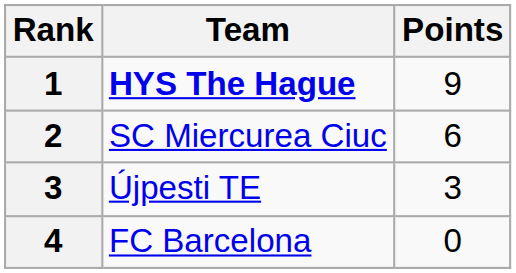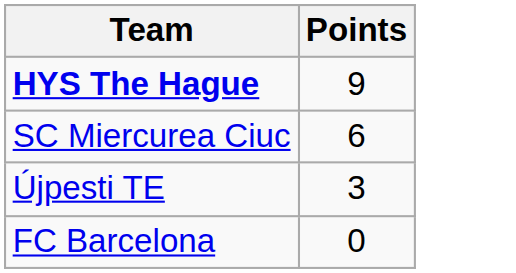- column: (53, 30)
